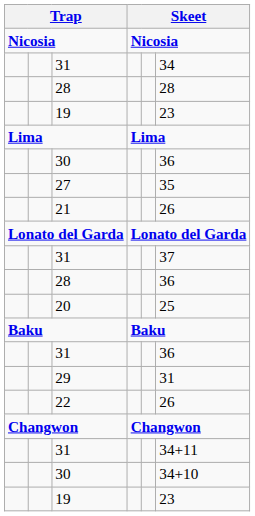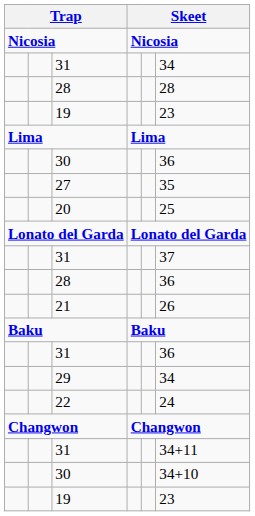rows swapped: (16, 306) <-> (16, 209)
(167, 378) 31 -> (167, 378) 34
(167, 402) 26 -> (167, 402) 24
